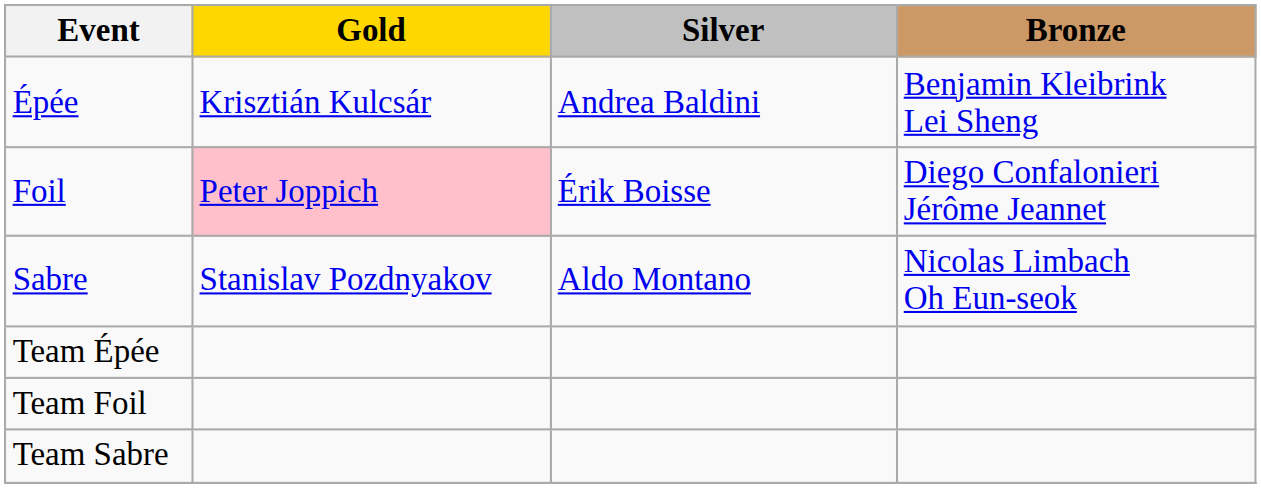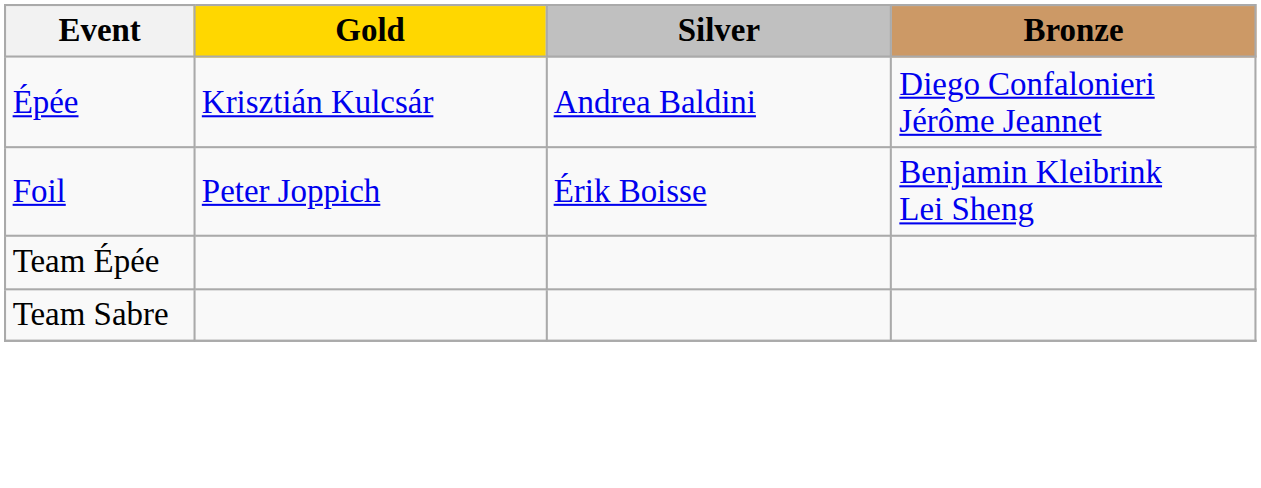(1035, 101) Benjamin Kleibrink Lei Sheng -> (1027, 101) Diego Confalonieri Jérôme Jeannet
(289, 190) pink background -> (291, 190) no background
(1031, 190) Diego Confalonieri Jérôme Jeannet -> (1031, 190) Benjamin Kleibrink Lei Sheng
- row: (50, 280)
- row: (80, 403)
